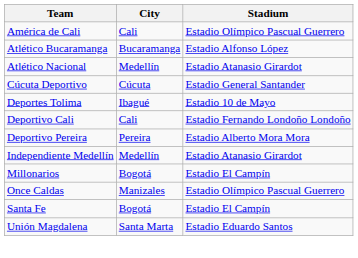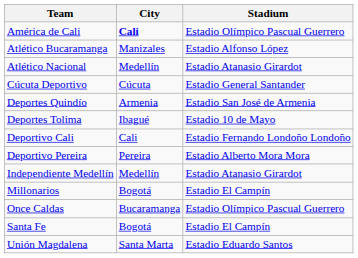(128, 31) normal -> (129, 31) bold
(150, 48) Bucaramanga -> (142, 48) Manizales
+ row: (47, 102)
(142, 191) Manizales -> (150, 208) Bucaramanga
